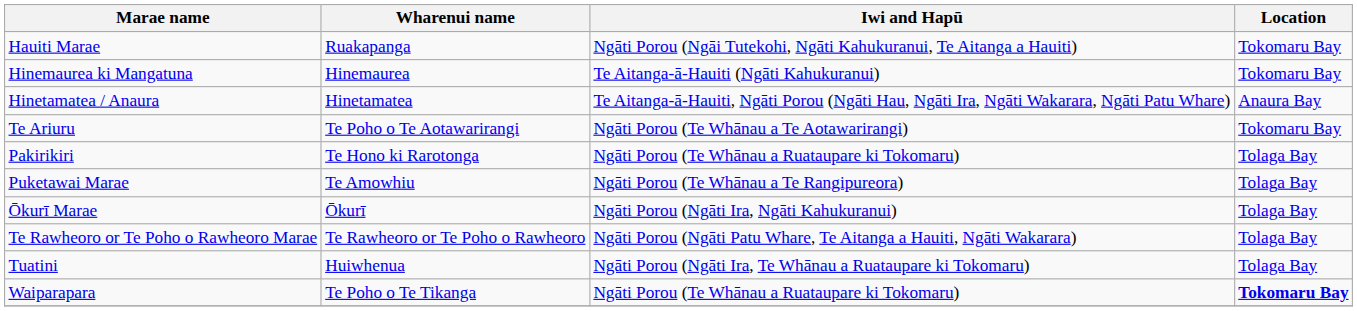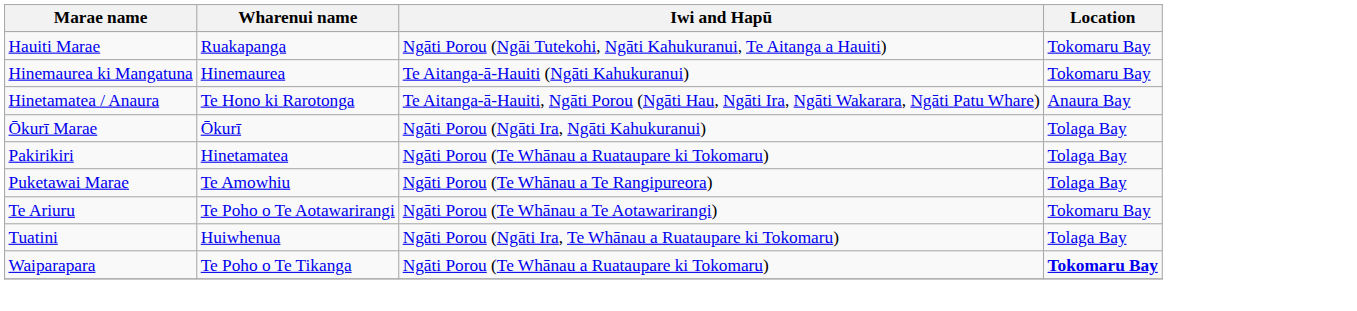(369, 100) Hinetamatea -> (278, 100) Te Hono ki Rarotonga
rows swapped: (53, 210) <-> (42, 127)
(402, 155) Te Hono ki Rarotonga -> (244, 155) Hinetamatea
- row: (163, 237)
